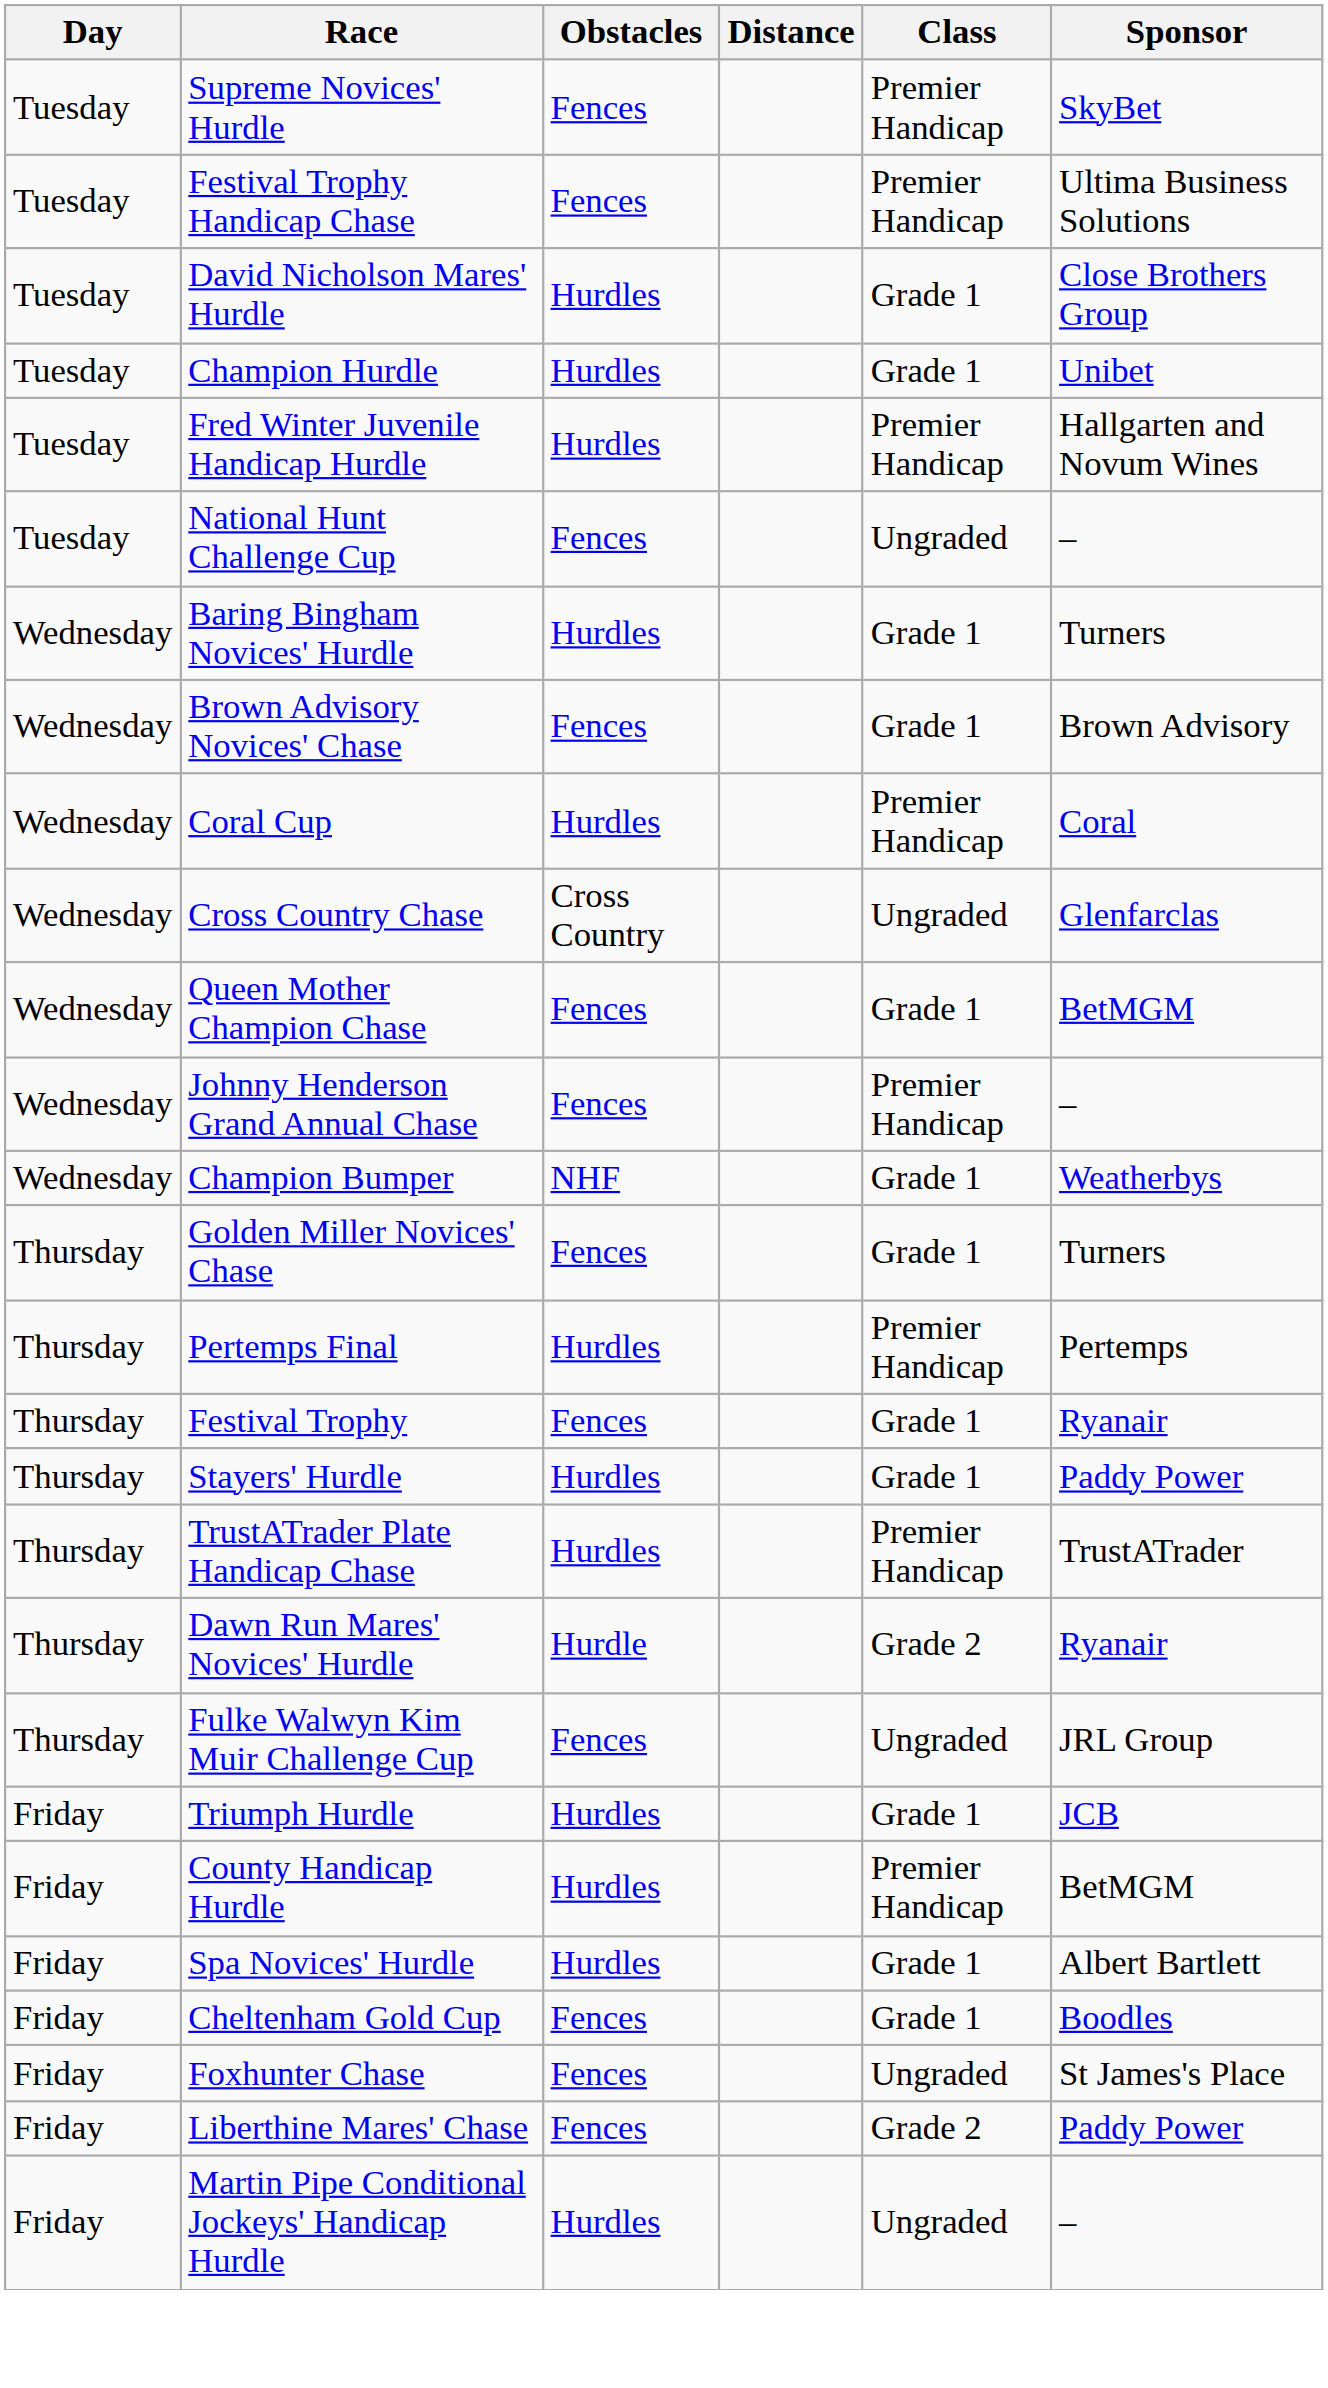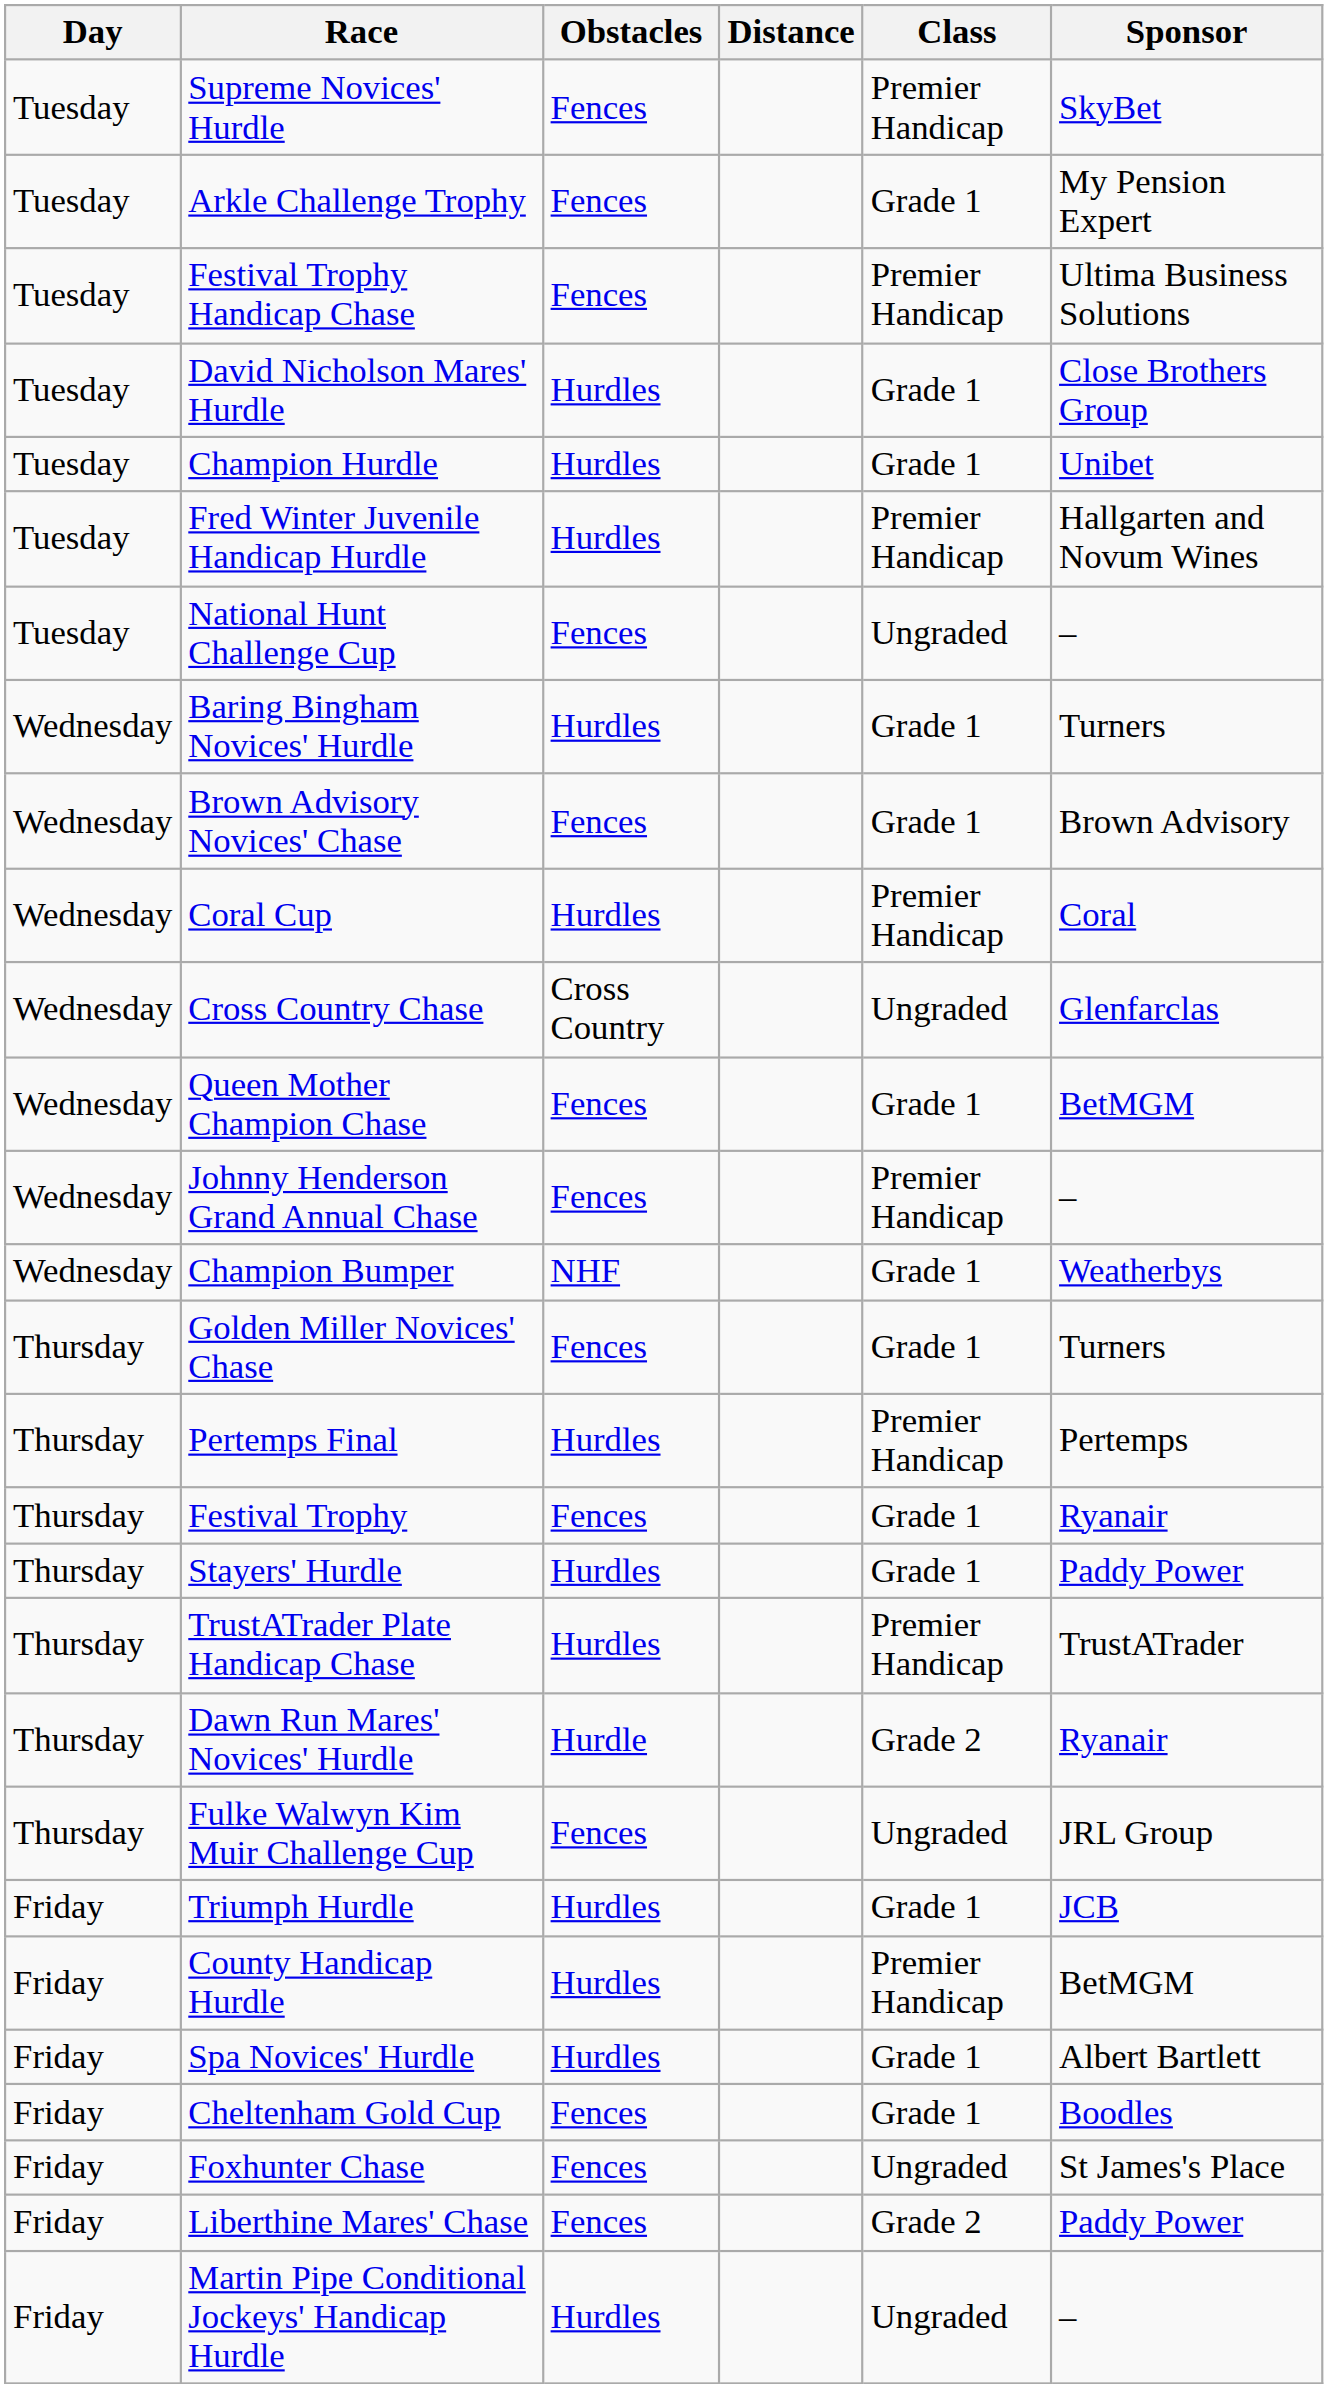+ row: (357, 200)
